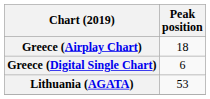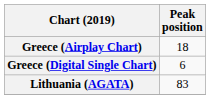(182, 84) 53 -> (182, 84) 83
